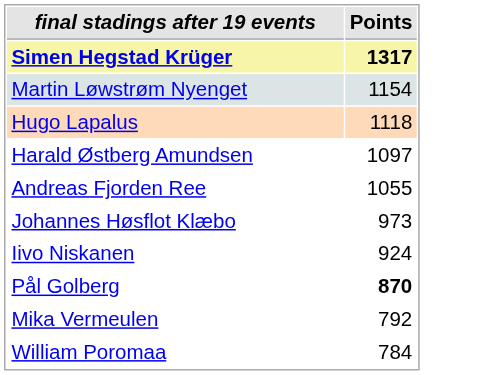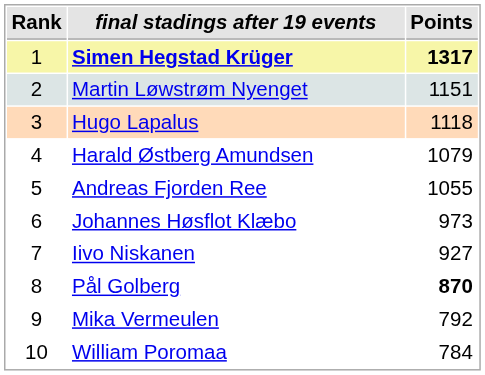+ column: (37, 23)
(390, 90) 1154 -> (451, 90) 1151
(389, 155) 1097 -> (450, 155) 1079
(395, 254) 924 -> (456, 254) 927
